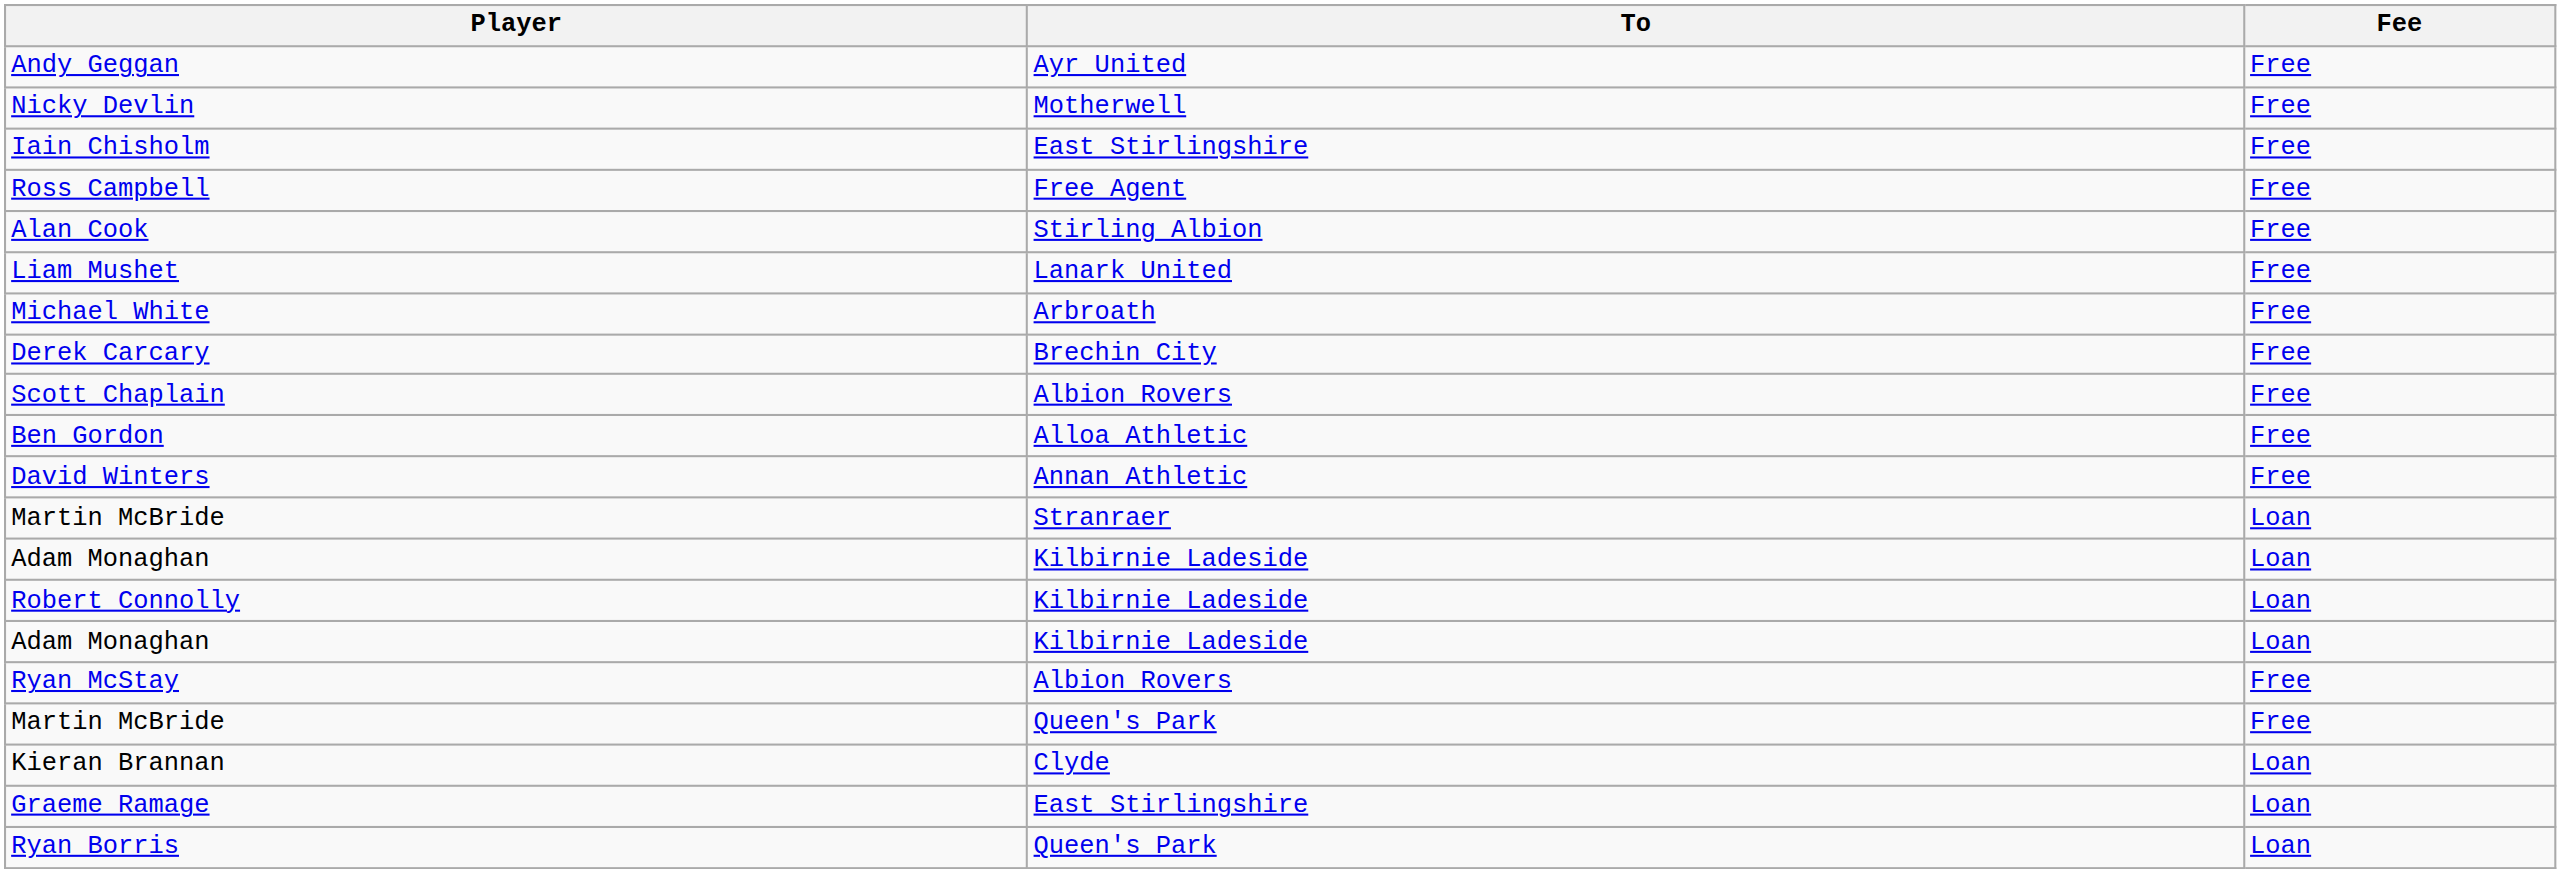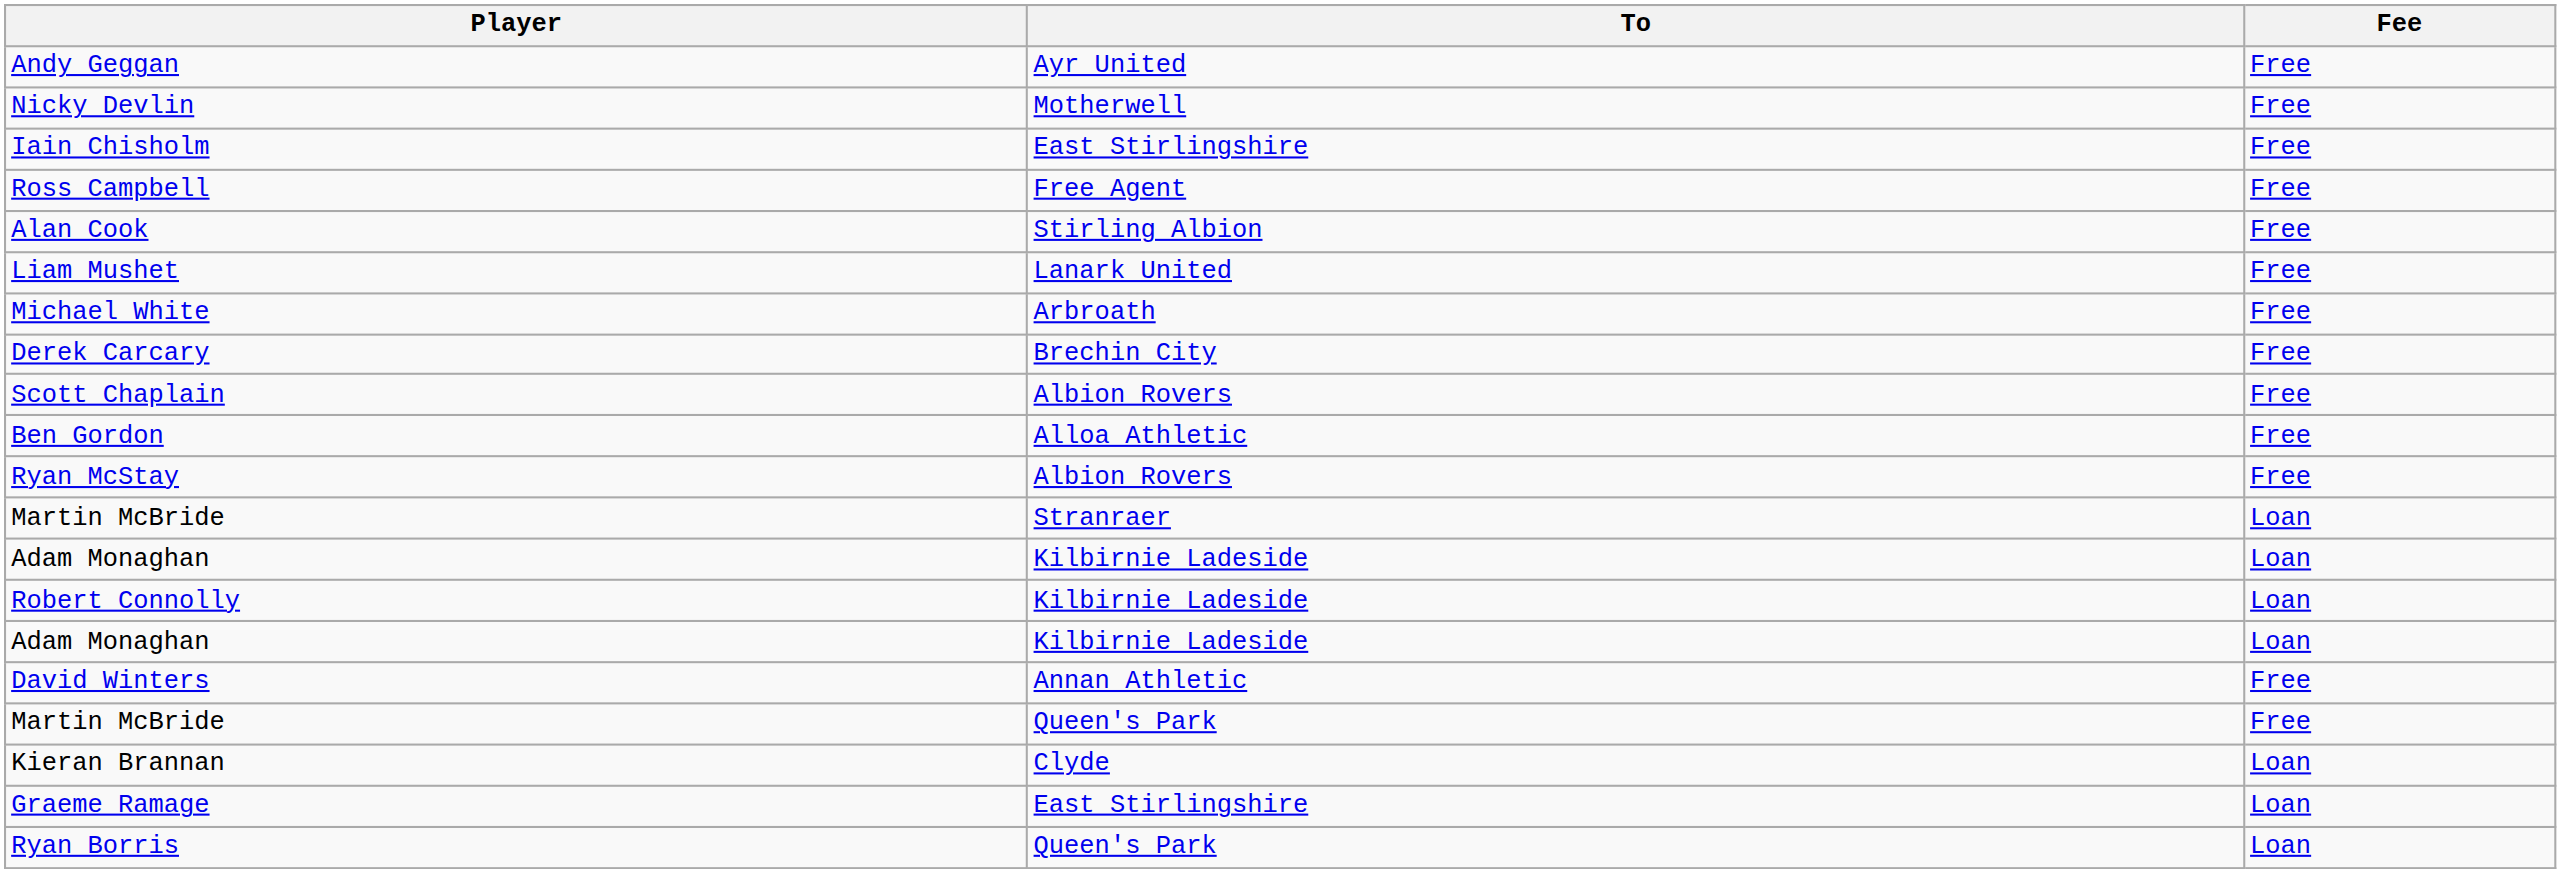rows swapped: (95, 683) <-> (110, 478)
